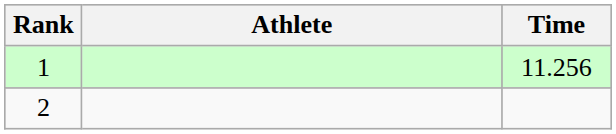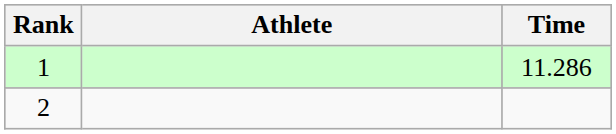(556, 66) 11.256 -> (556, 66) 11.286
